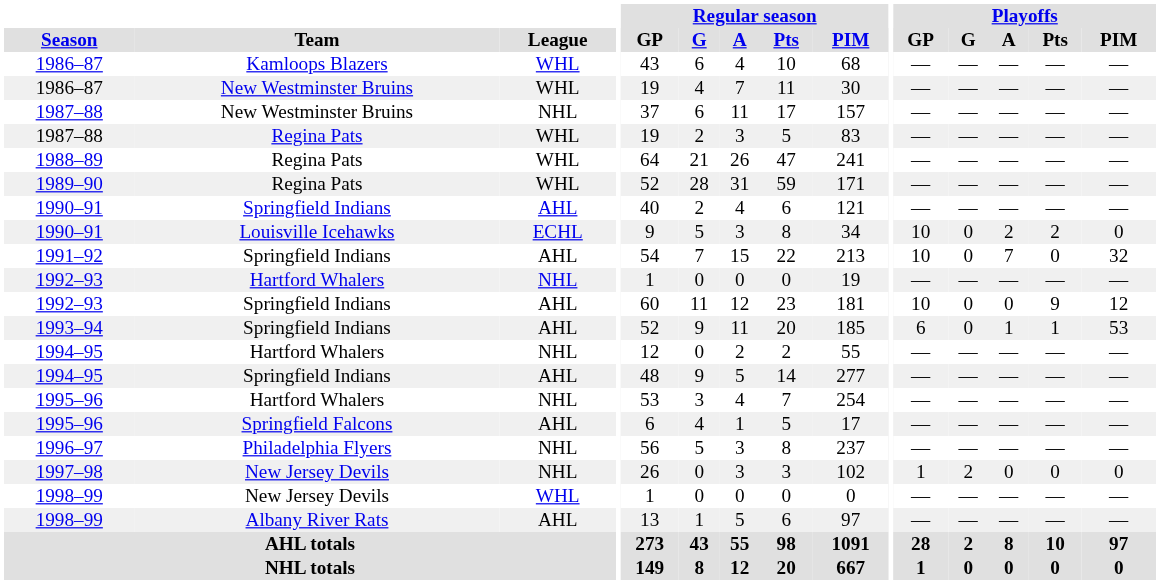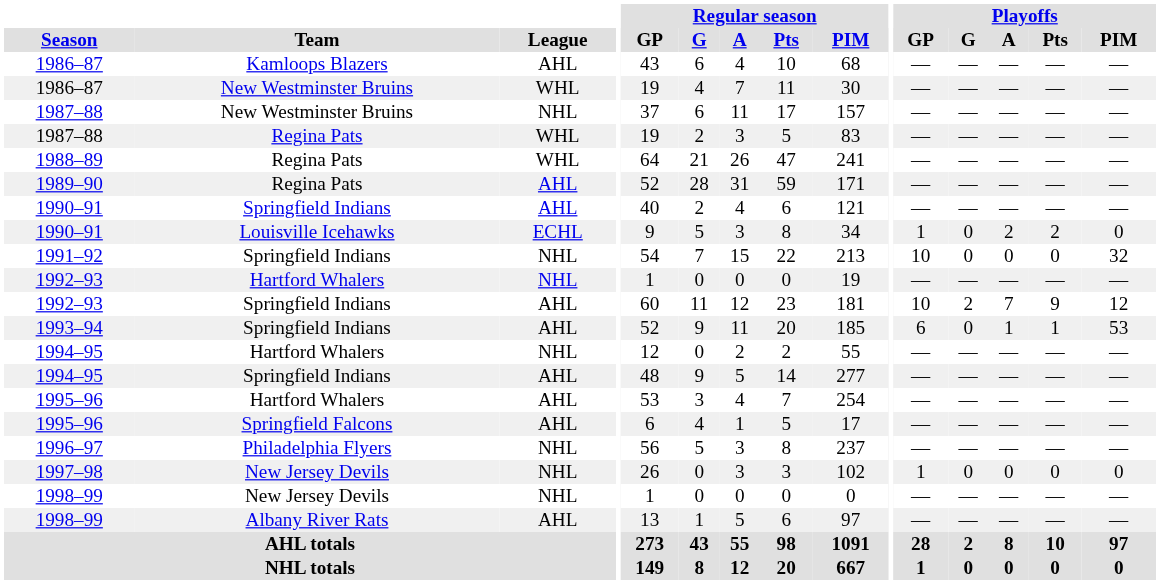(558, 63) WHL -> (558, 63) AHL
(558, 183) WHL -> (558, 183) AHL
(921, 231) 10 -> (921, 231) 1
(558, 255) AHL -> (558, 255) NHL
(1009, 255) 7 -> (1009, 255) 0
(968, 303) 0 -> (968, 303) 2
(1009, 303) 0 -> (1009, 303) 7
(558, 399) NHL -> (558, 399) AHL
(968, 471) 2 -> (968, 471) 0
(558, 495) WHL -> (558, 495) NHL
